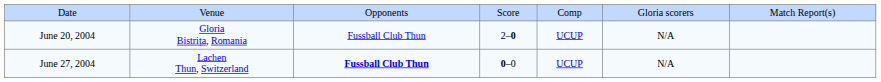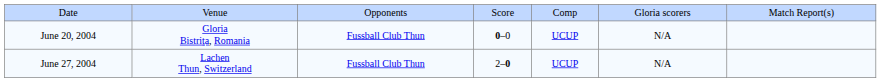(508, 35) 2–0 -> (503, 35) 0–0
(387, 63) bold -> (386, 63) normal
(508, 63) 0–0 -> (503, 63) 2–0
